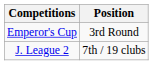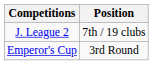rows swapped: (42, 50) <-> (42, 32)
